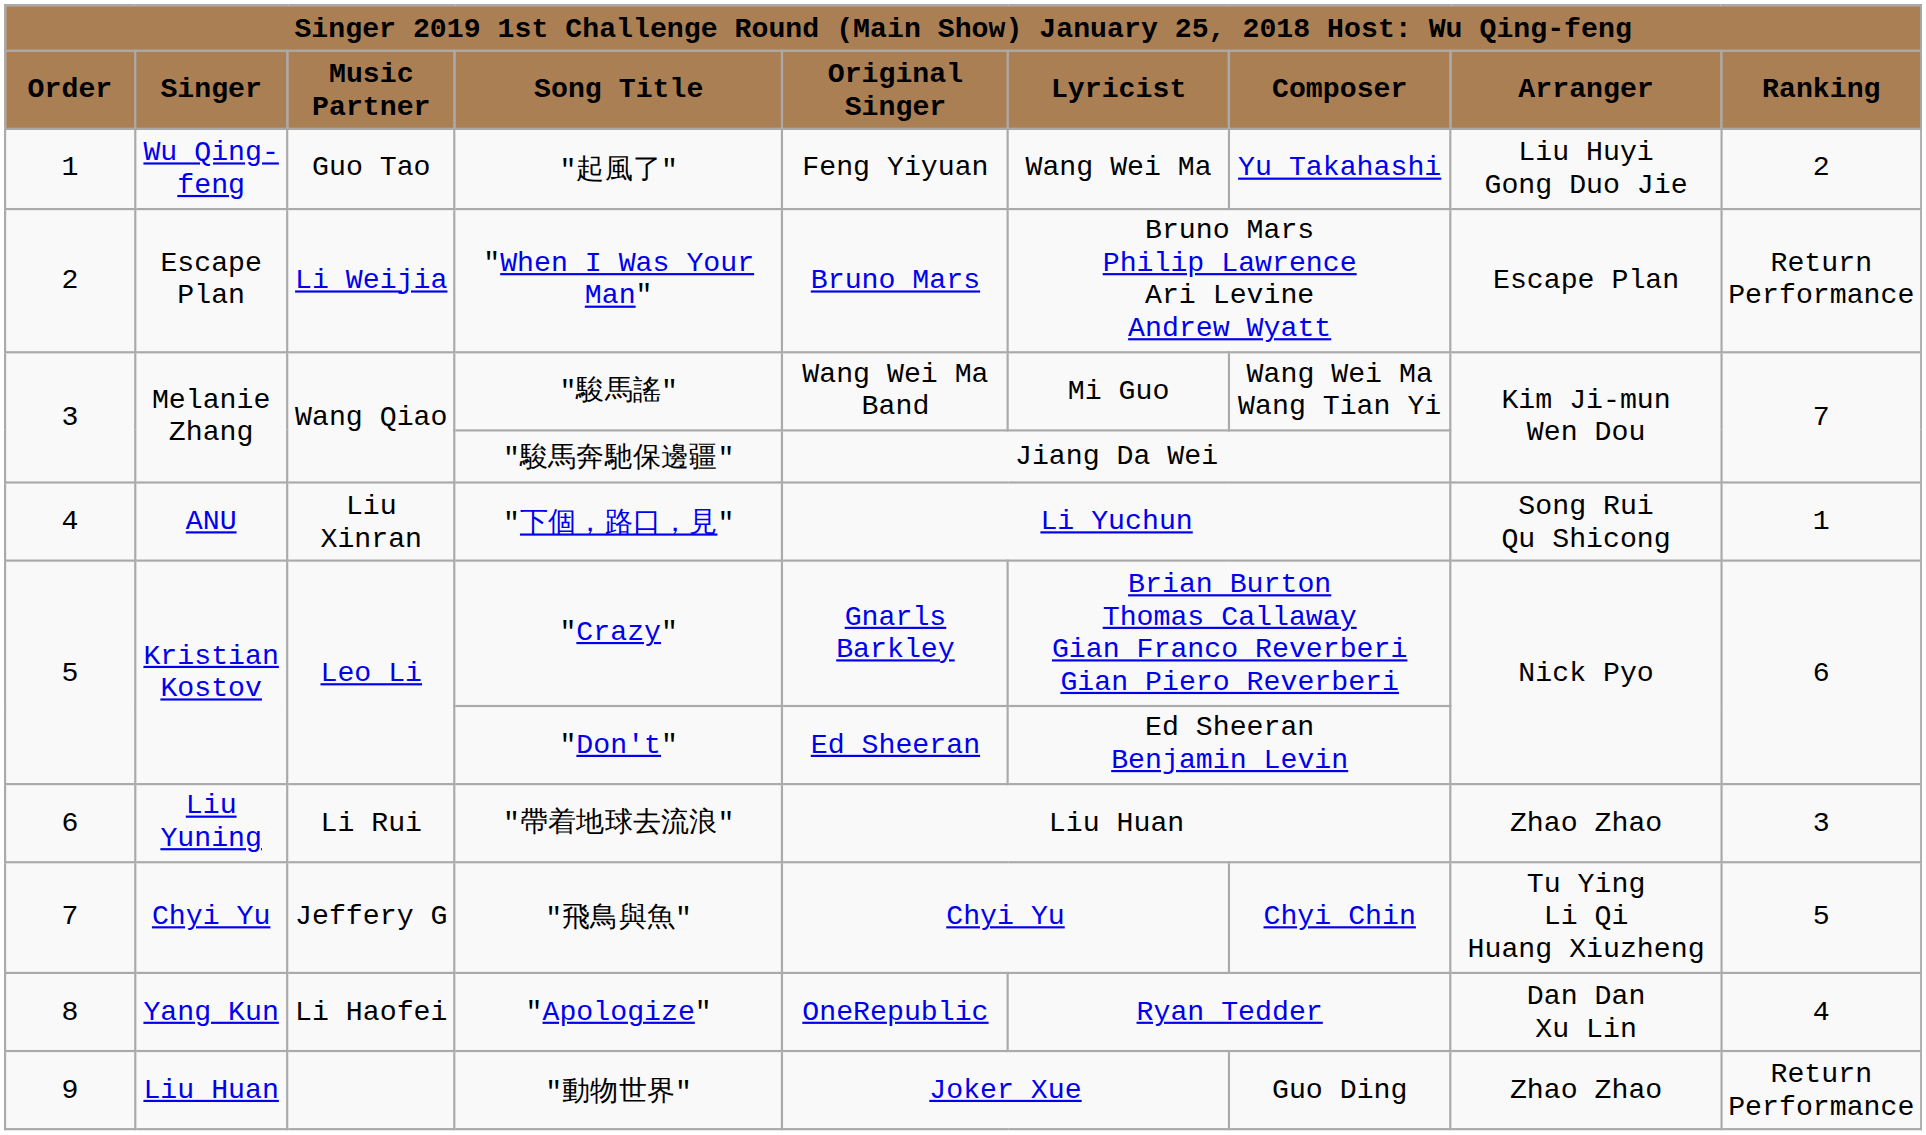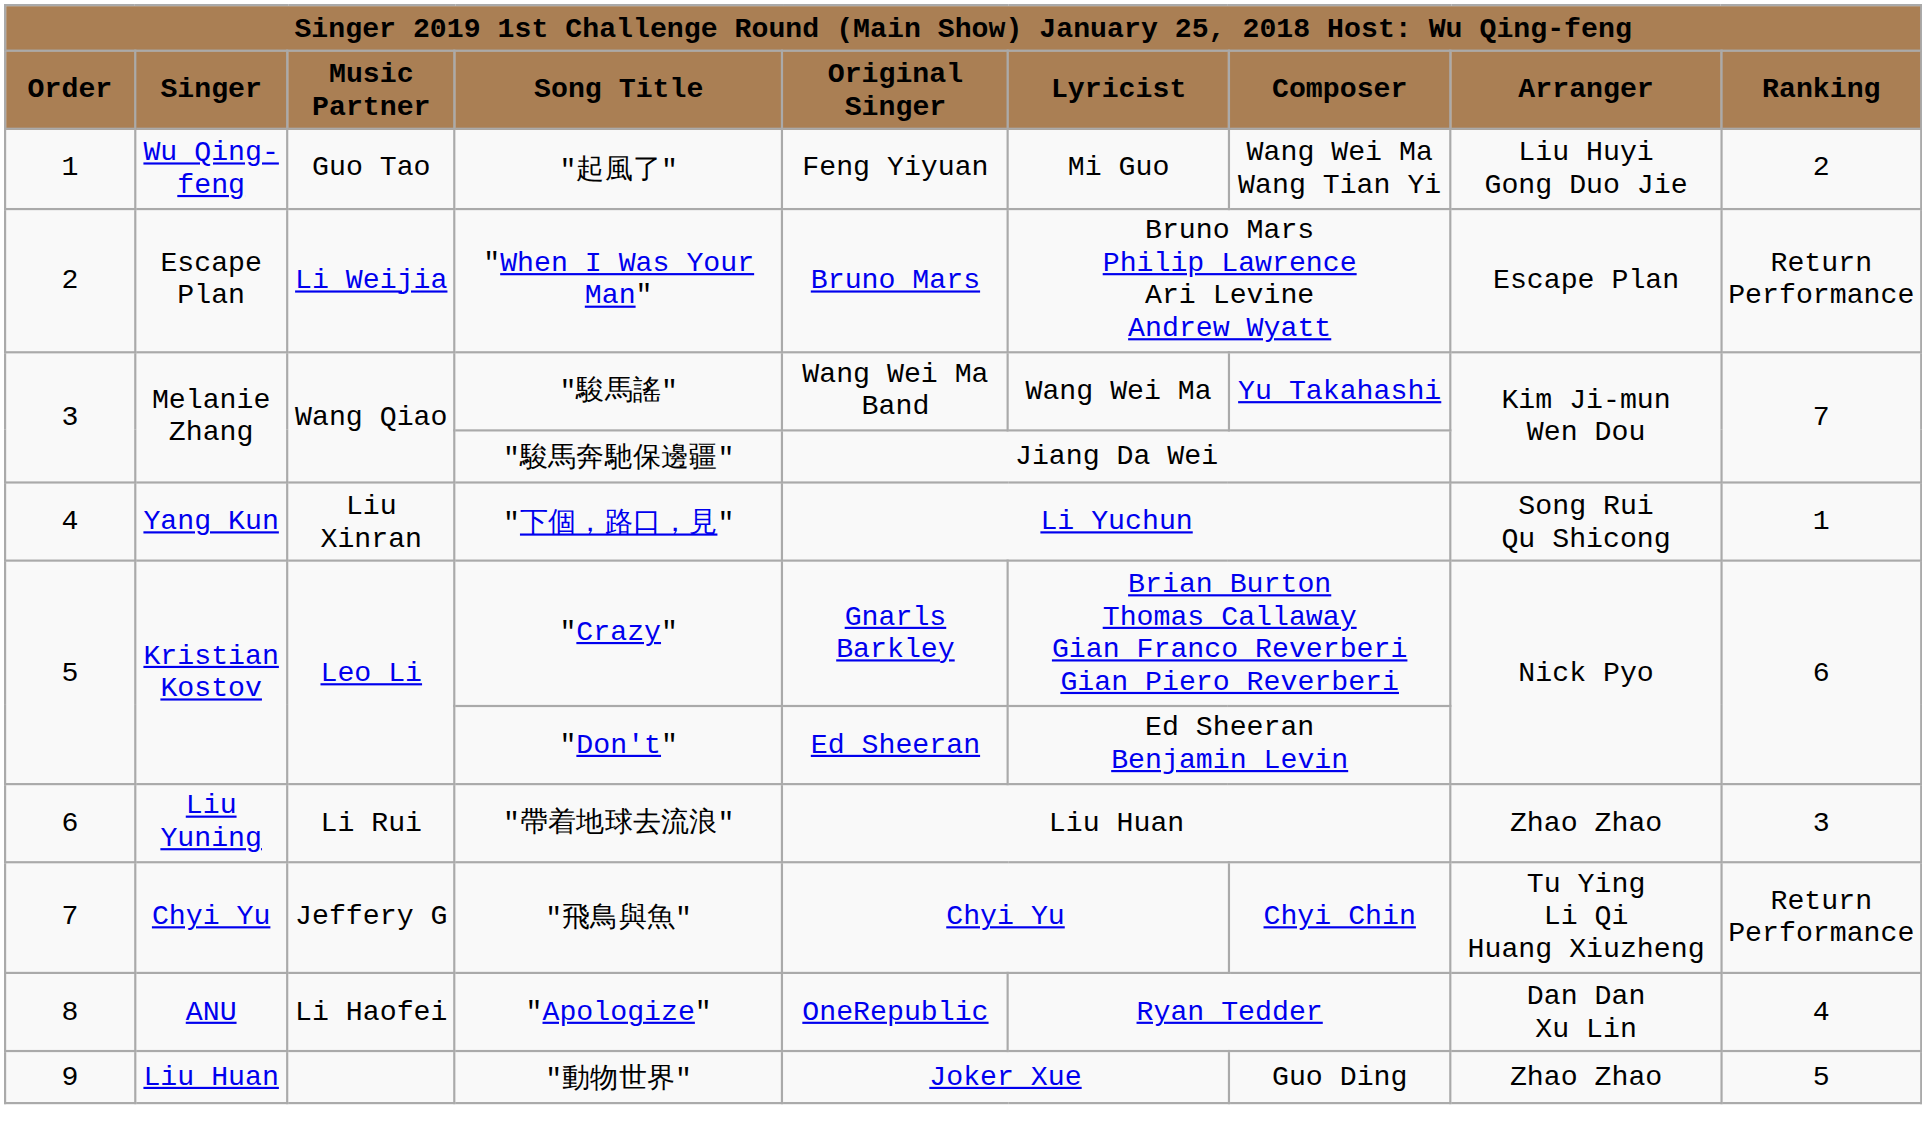(1119, 169) Wang Wei Ma -> (1119, 169) Mi Guo
(1340, 169) Yu Takahashi -> (1340, 169) Wang Wei Ma Wang Tian Yi
(1119, 391) Mi Guo -> (1119, 391) Wang Wei Ma
(1340, 391) Wang Wei Ma Wang Tian Yi -> (1340, 391) Yu Takahashi
(211, 522) ANU -> (211, 522) Yang Kun
(1821, 918) 5 -> (1821, 918) Return Performance
(211, 1012) Yang Kun -> (211, 1012) ANU
(1821, 1091) Return Performance -> (1821, 1078) 5
